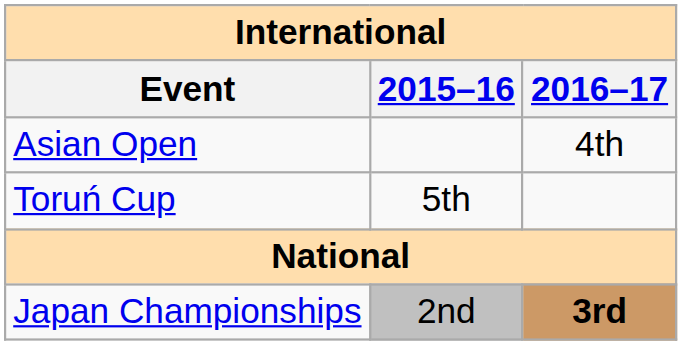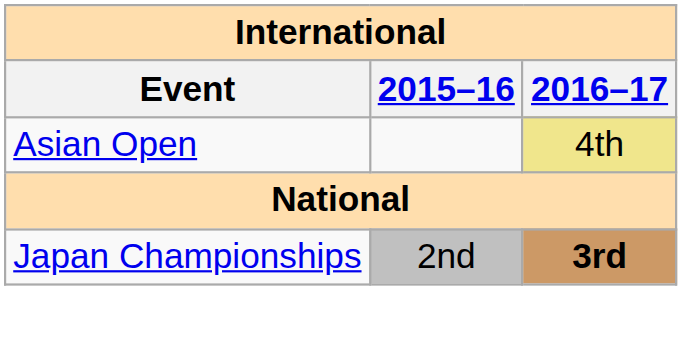(600, 144) no background -> (600, 144) khaki background
- row: (94, 199)
